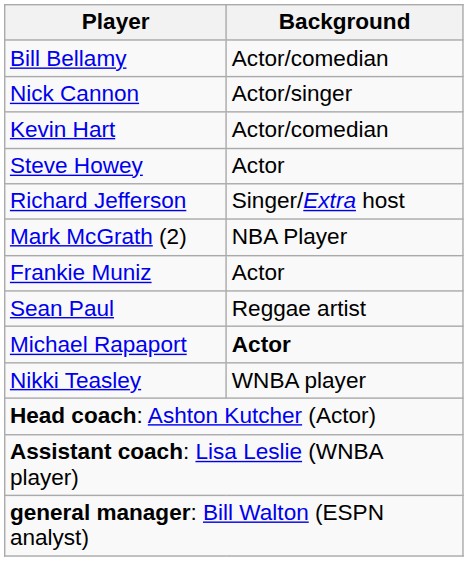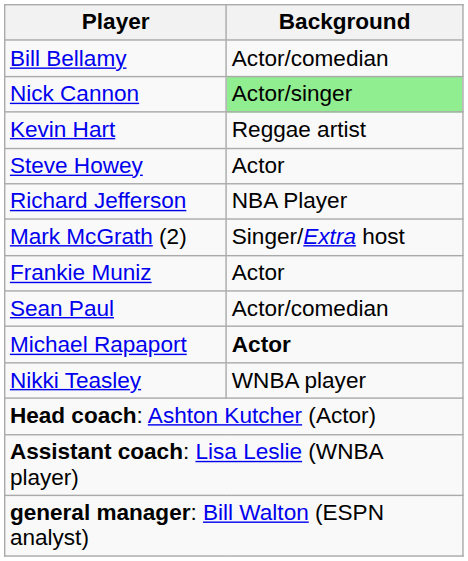(292, 93) no background -> (292, 93) lightgreen background
(310, 129) Actor/comedian -> (299, 129) Reggae artist
(318, 201) Singer/Extra host -> (289, 201) NBA Player
(289, 237) NBA Player -> (318, 237) Singer/Extra host
(299, 308) Reggae artist -> (310, 308) Actor/comedian
